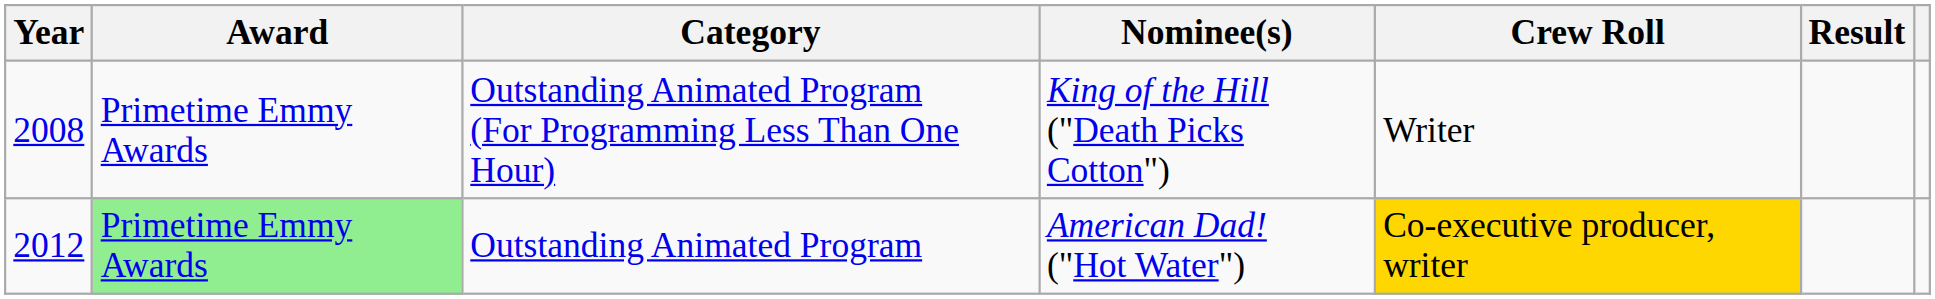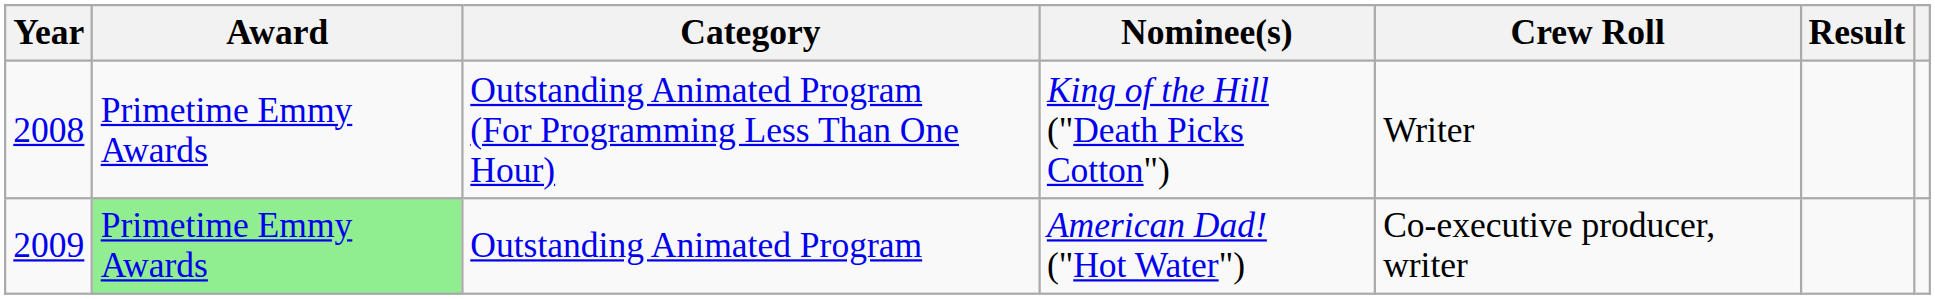(49, 245) 2012 -> (49, 245) 2009
(1549, 245) gold background -> (1549, 245) no background
